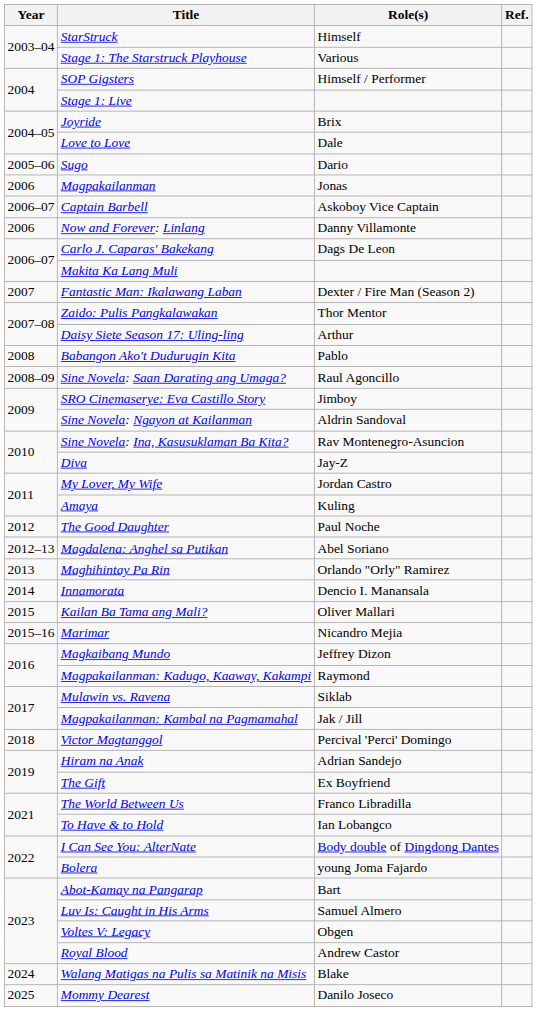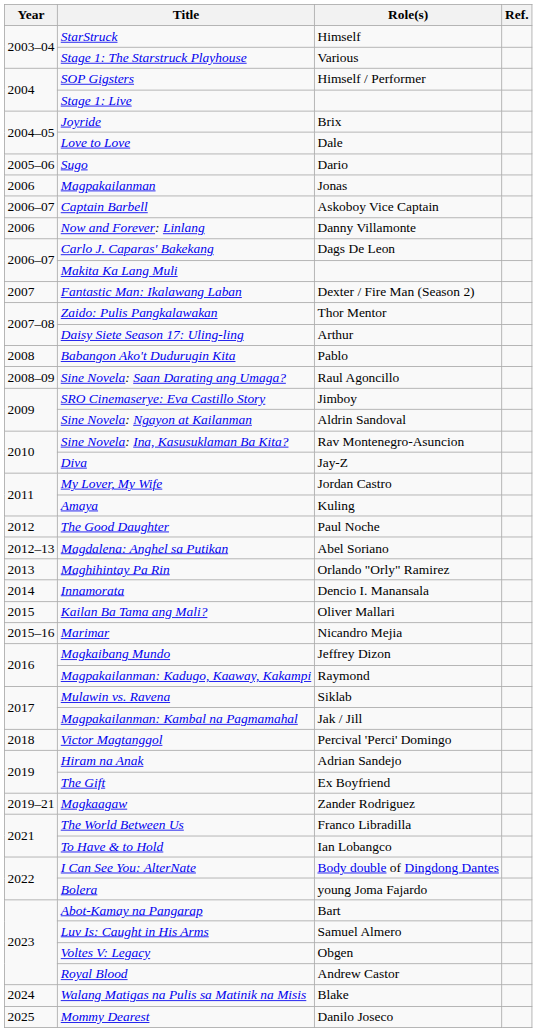+ row: (94, 803)
